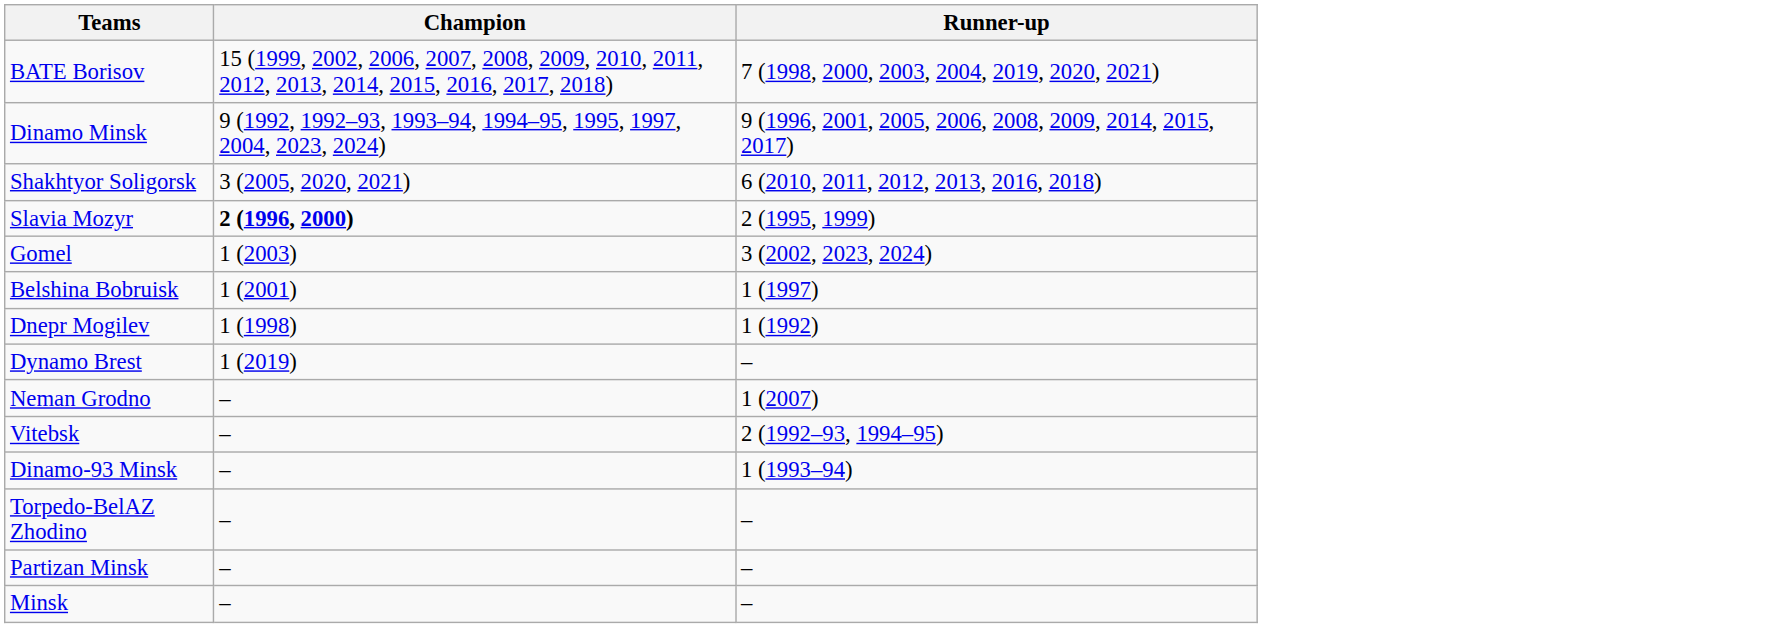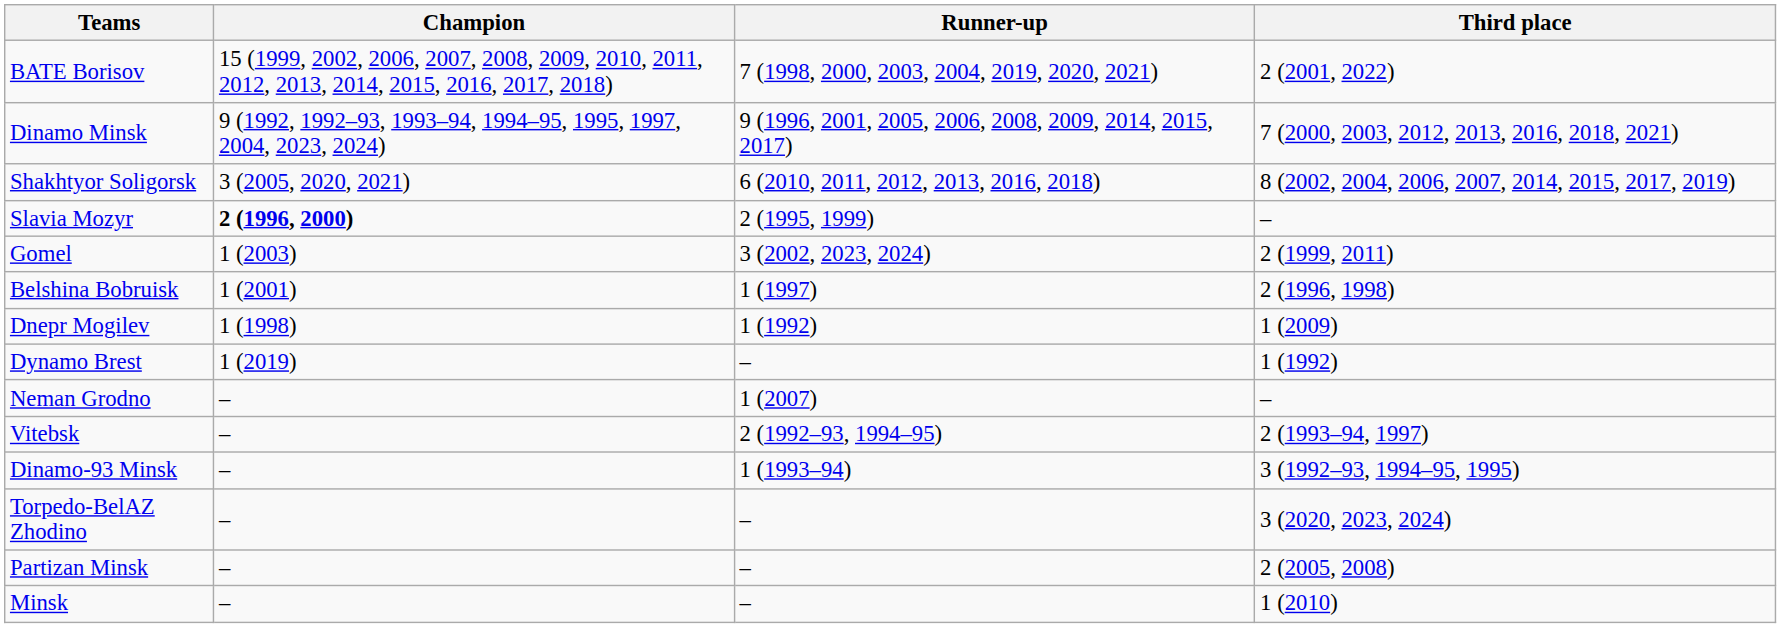+ column: (1515, 22)
